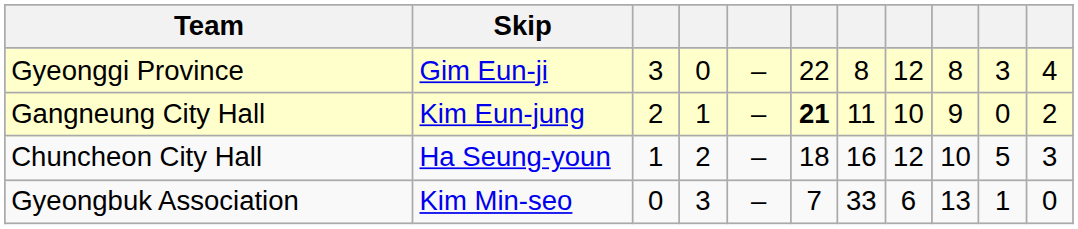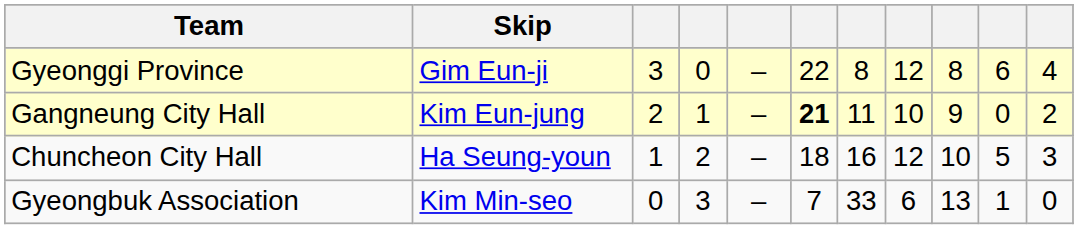(1003, 69) 3 -> (1003, 69) 6
